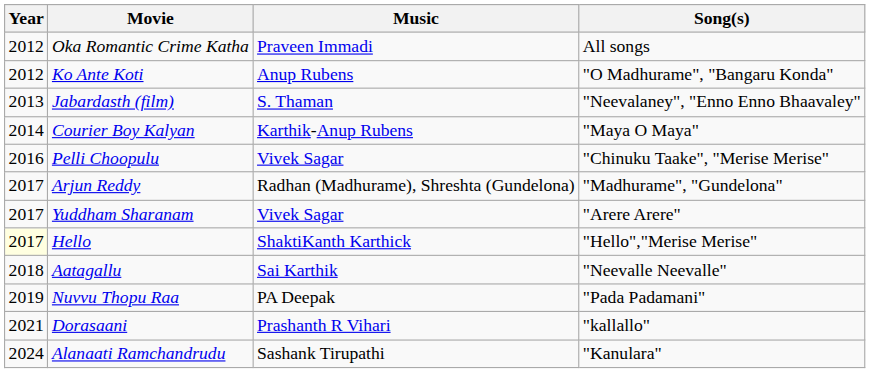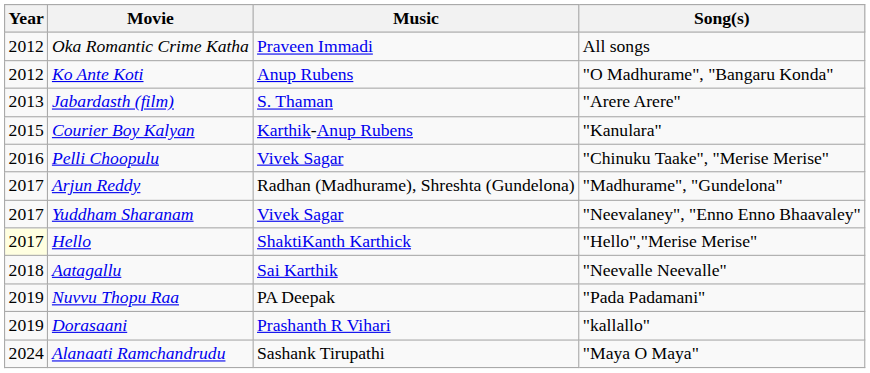(722, 102) "Neevalaney", "Enno Enno Bhaavaley" -> (632, 102) "Arere Arere"
(26, 130) 2014 -> (26, 130) 2015
(641, 130) "Maya O Maya" -> (622, 130) "Kanulara"
(632, 213) "Arere Arere" -> (722, 213) "Neevalaney", "Enno Enno Bhaavaley"
(26, 325) 2021 -> (26, 325) 2019
(622, 353) "Kanulara" -> (641, 353) "Maya O Maya"
